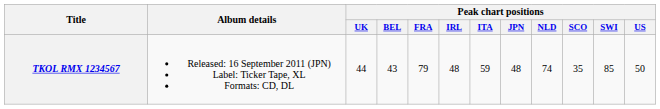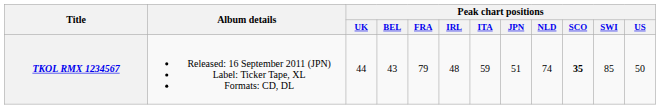(516, 69) 48 -> (516, 69) 51
(578, 69) normal -> (578, 69) bold
